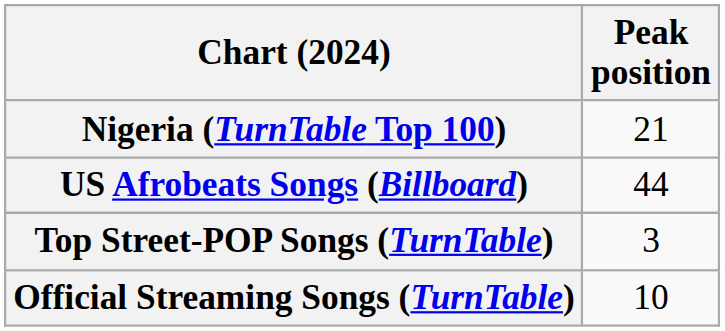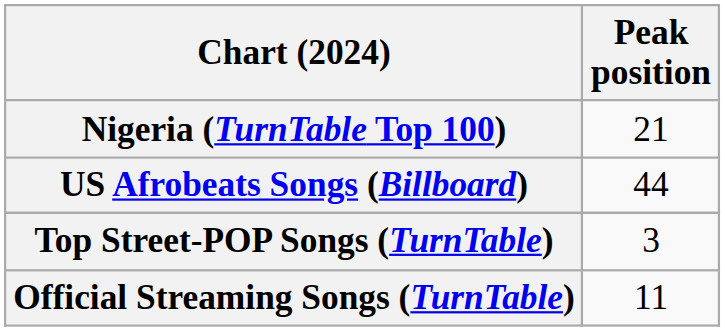(651, 296) 10 -> (651, 296) 11
